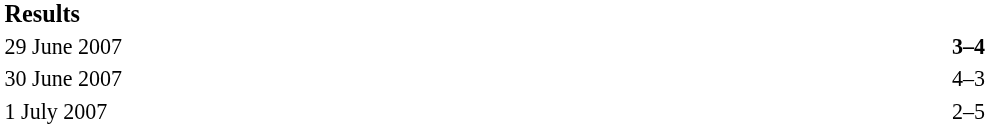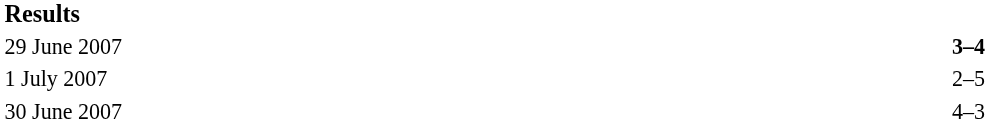rows swapped: (63, 79) <-> (56, 111)
